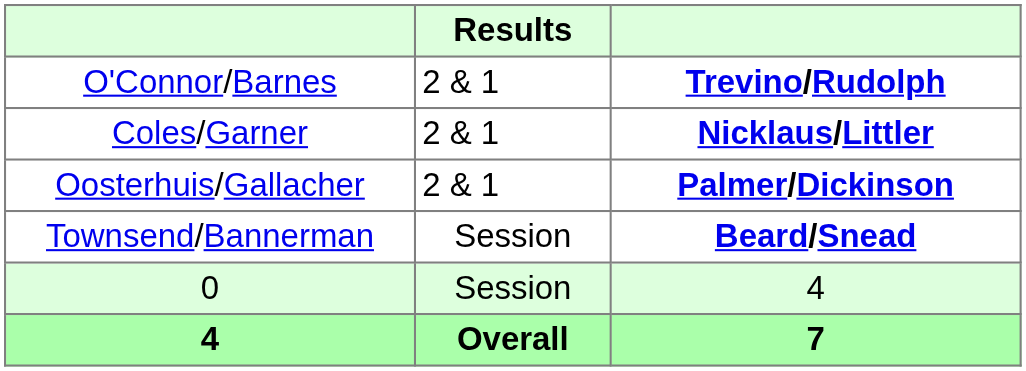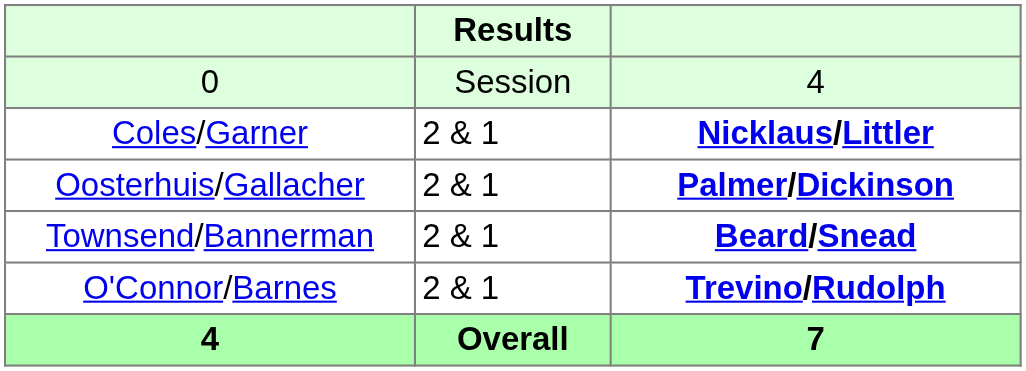rows swapped: (210, 81) <-> (210, 287)
(513, 236) Session -> (461, 236) 2 & 1
